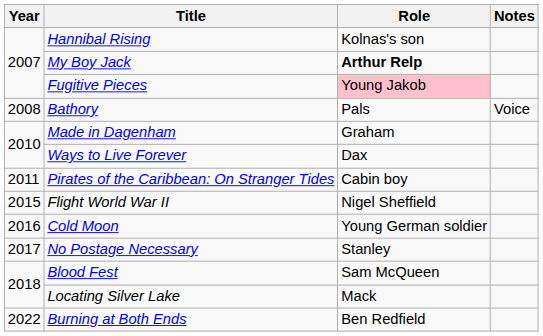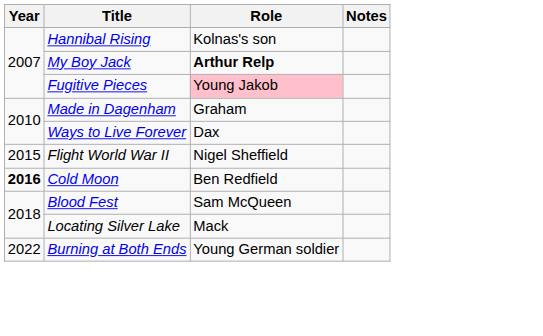- row: (73, 109)
- row: (191, 179)
(24, 226) normal -> (24, 179) bold
(414, 226) Young German soldier -> (235, 179) Ben Redfield
- row: (123, 249)
(383, 319) Ben Redfield -> (266, 249) Young German soldier
